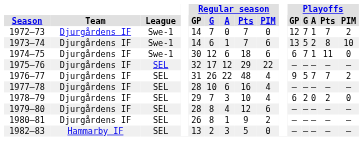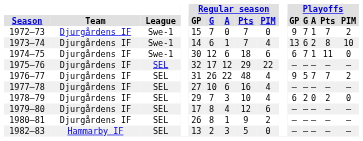(196, 32) 14 -> (196, 32) 15
(294, 32) 12 -> (294, 32) 9
(268, 43) 6 -> (268, 43) 4
(305, 43) 5 -> (305, 43) 6
(196, 87) 28 -> (196, 87) 27
(196, 109) 28 -> (196, 109) 17
